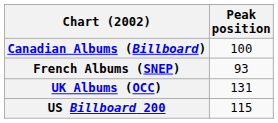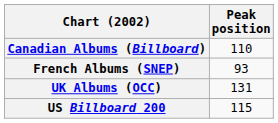(241, 48) 100 -> (241, 48) 110
